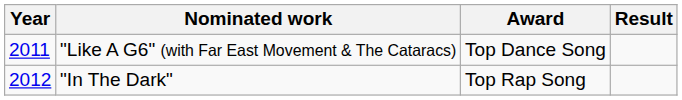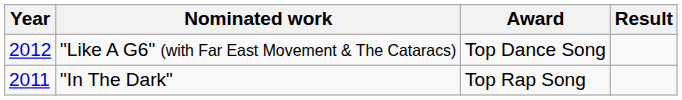(29, 49) 2011 -> (30, 49) 2012
(30, 79) 2012 -> (29, 79) 2011
